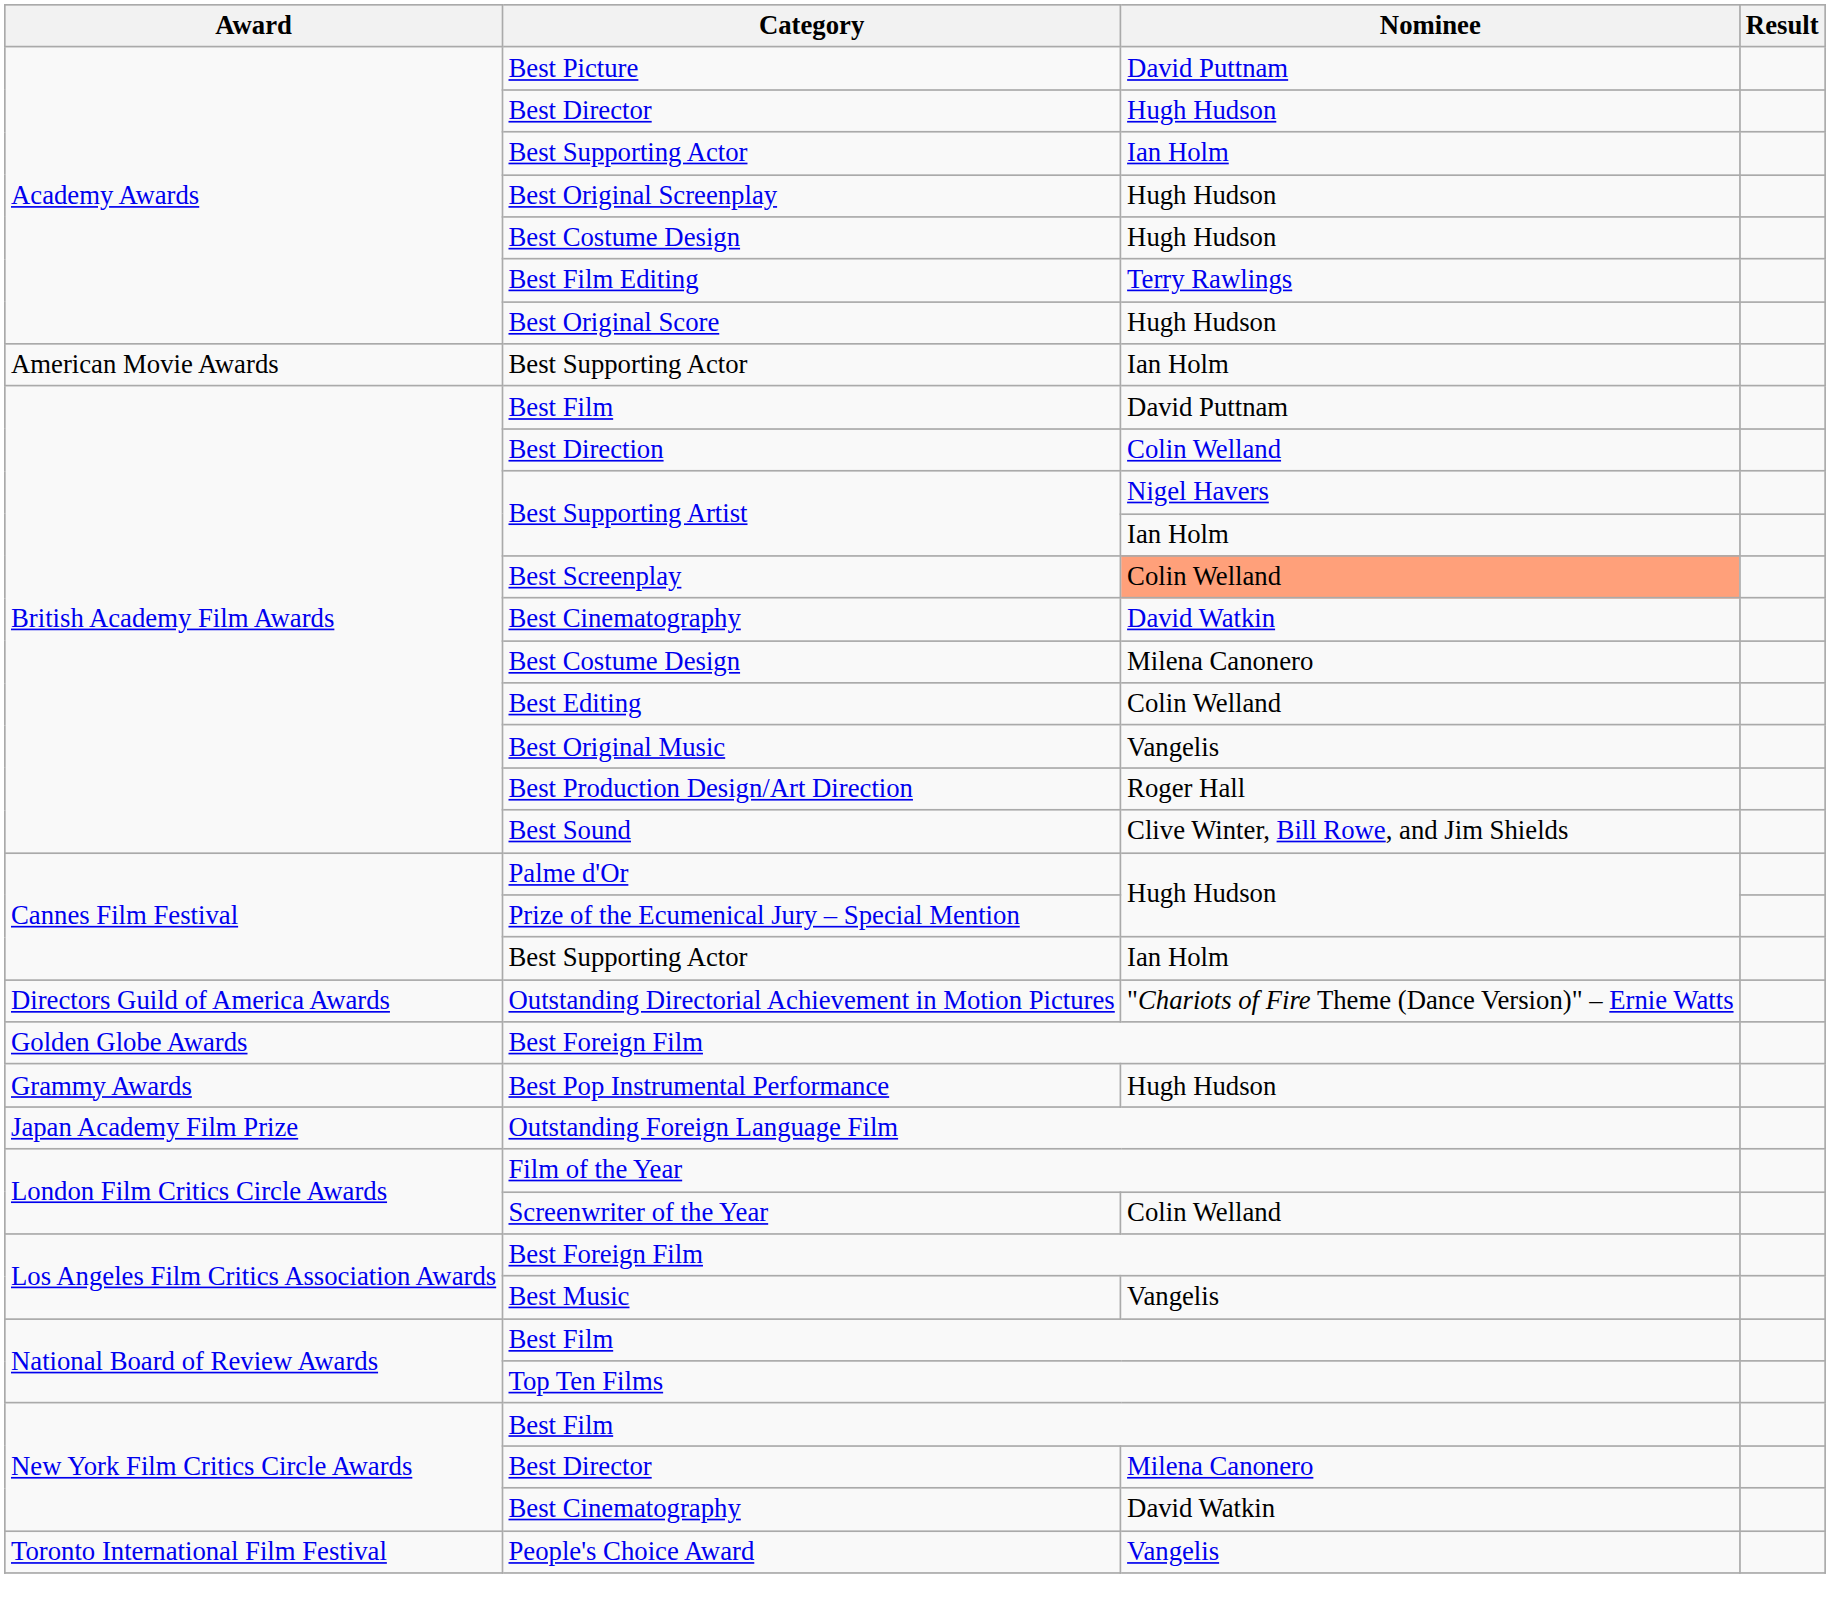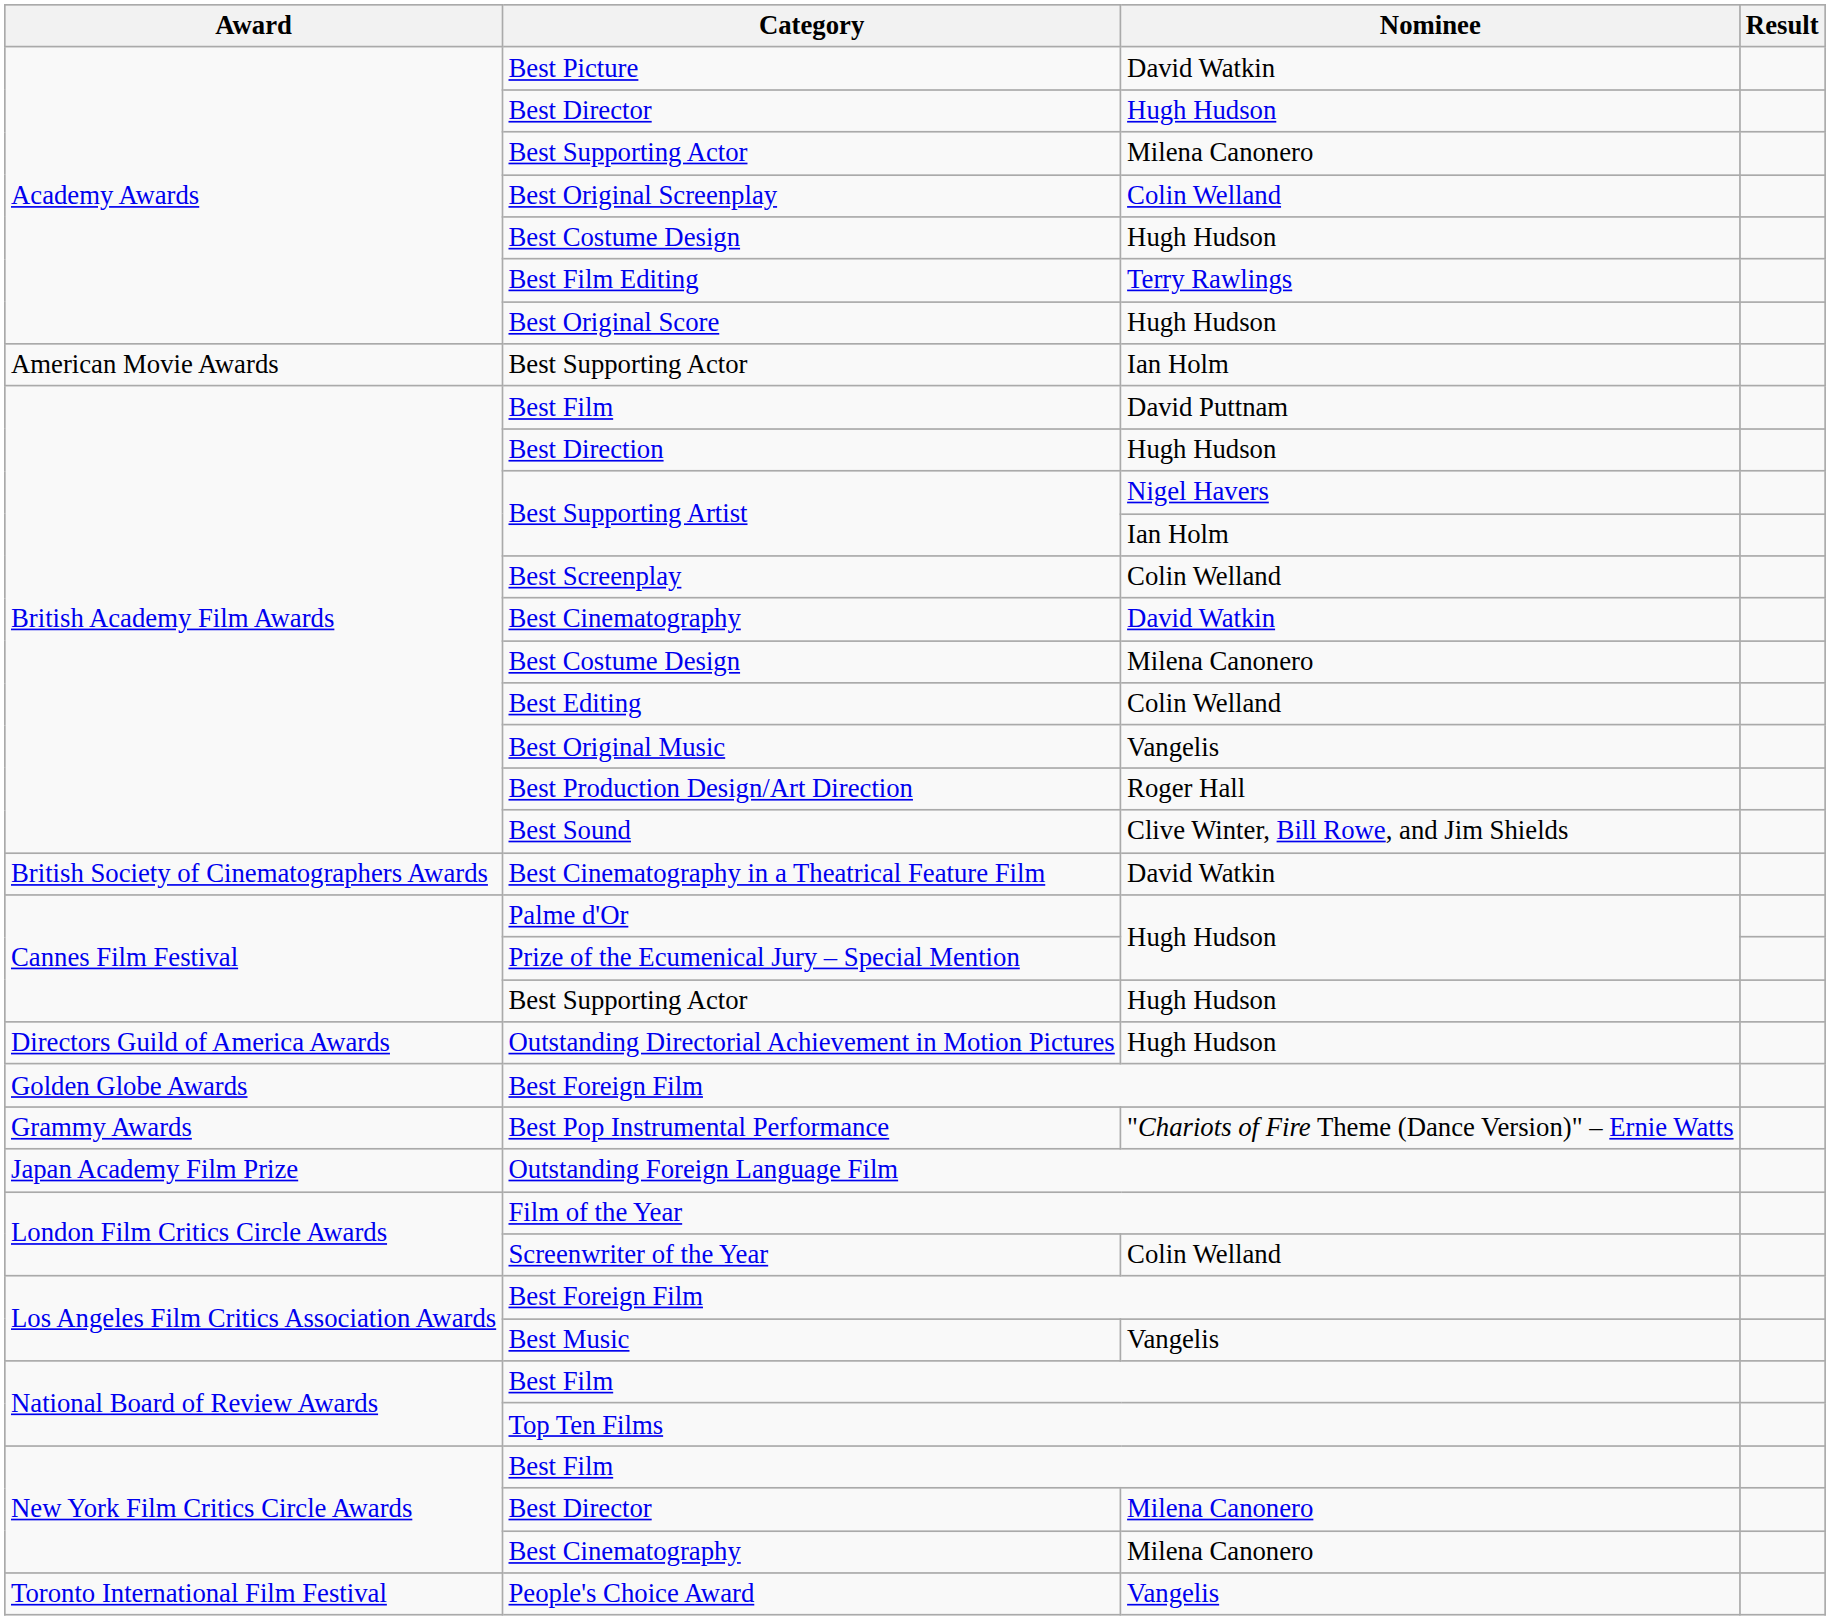(1208, 68) David Puttnam -> (1201, 68) David Watkin
(1178, 152) Ian Holm -> (1220, 152) Milena Canonero
(1202, 195) Hugh Hudson -> (1204, 195) Colin Welland
(1204, 449) Colin Welland -> (1202, 449) Hugh Hudson
(1204, 576) lightsalmon background -> (1204, 576) no background
+ row: (249, 873)
(1178, 957) Ian Holm -> (1202, 1000) Hugh Hudson
(1430, 1000) "Chariots of Fire Theme (Dance Version)" – Ernie Watts -> (1202, 1042) Hugh Hudson
(1202, 1085) Hugh Hudson -> (1430, 1127) "Chariots of Fire Theme (Dance Version)" – Ernie Watts
(1201, 1508) David Watkin -> (1220, 1551) Milena Canonero
